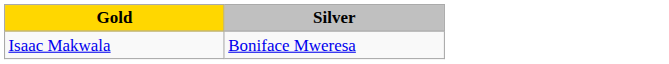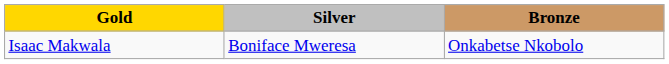+ column: (554, 17)
